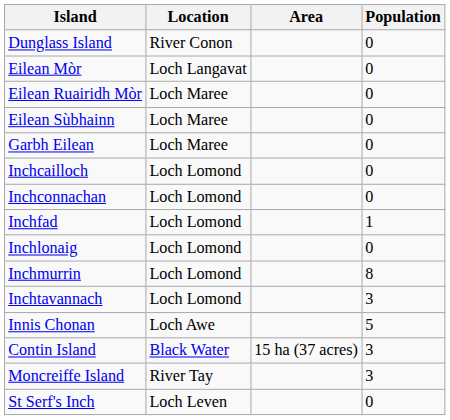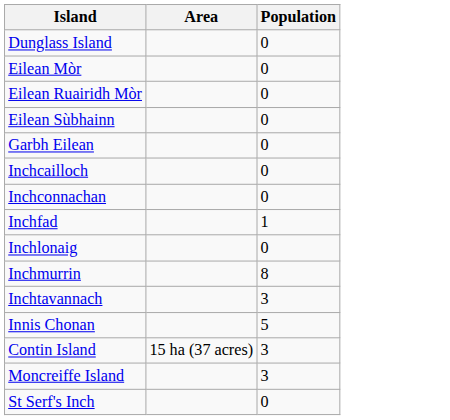- column: (198, 17)
